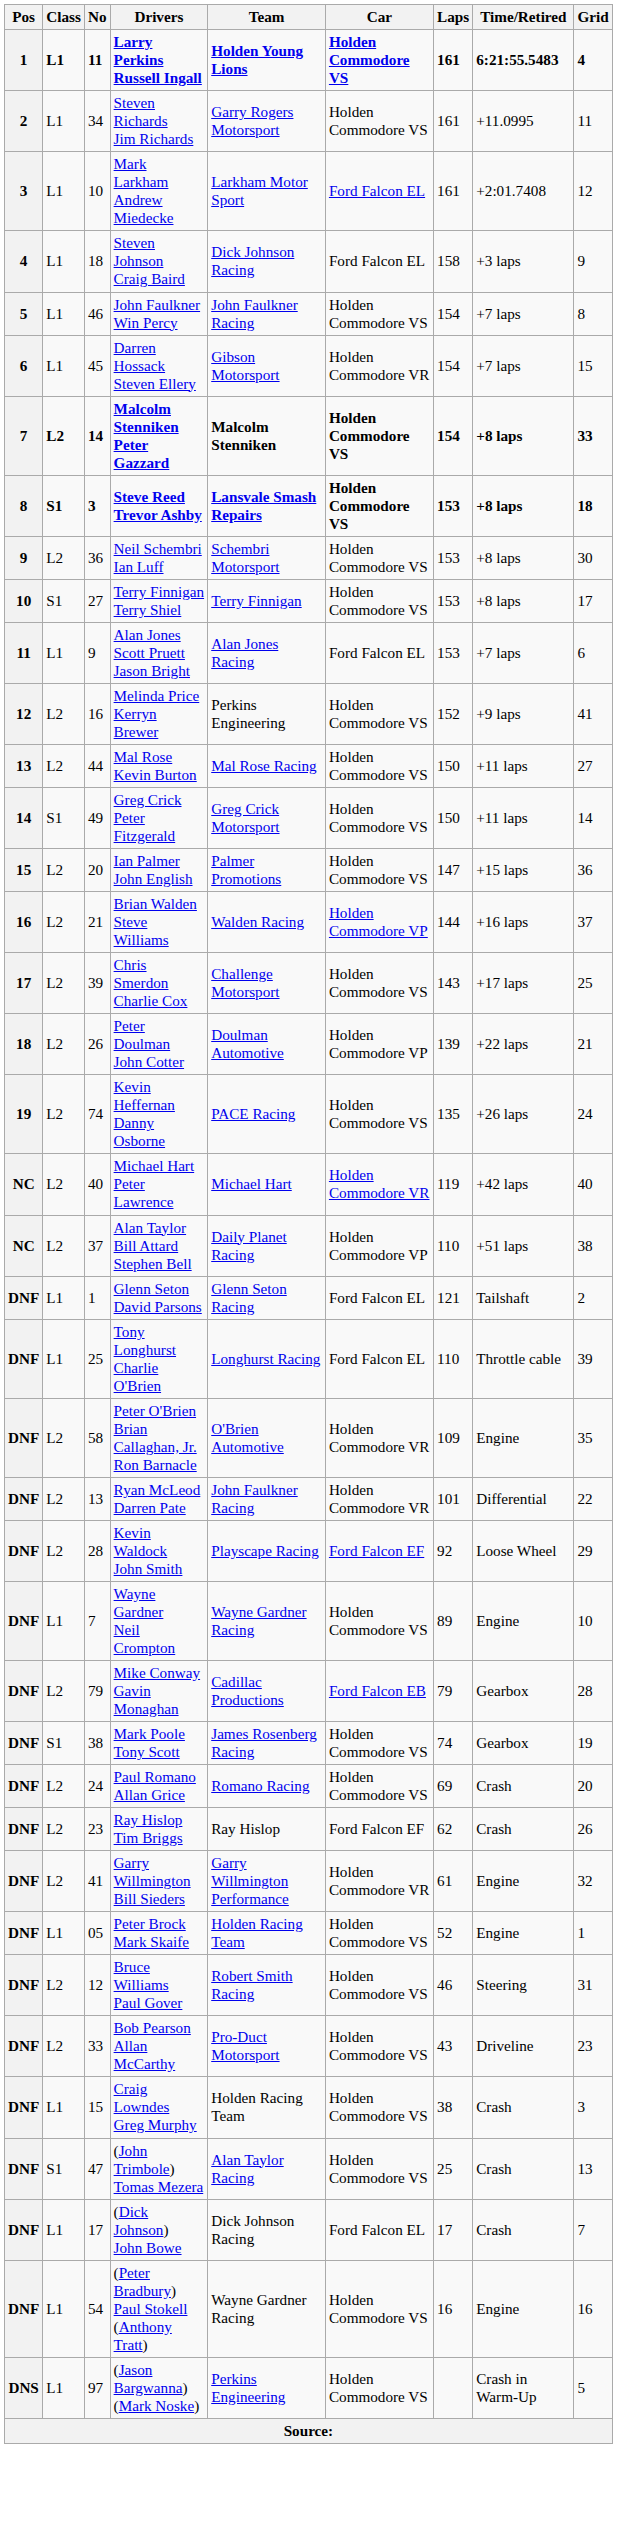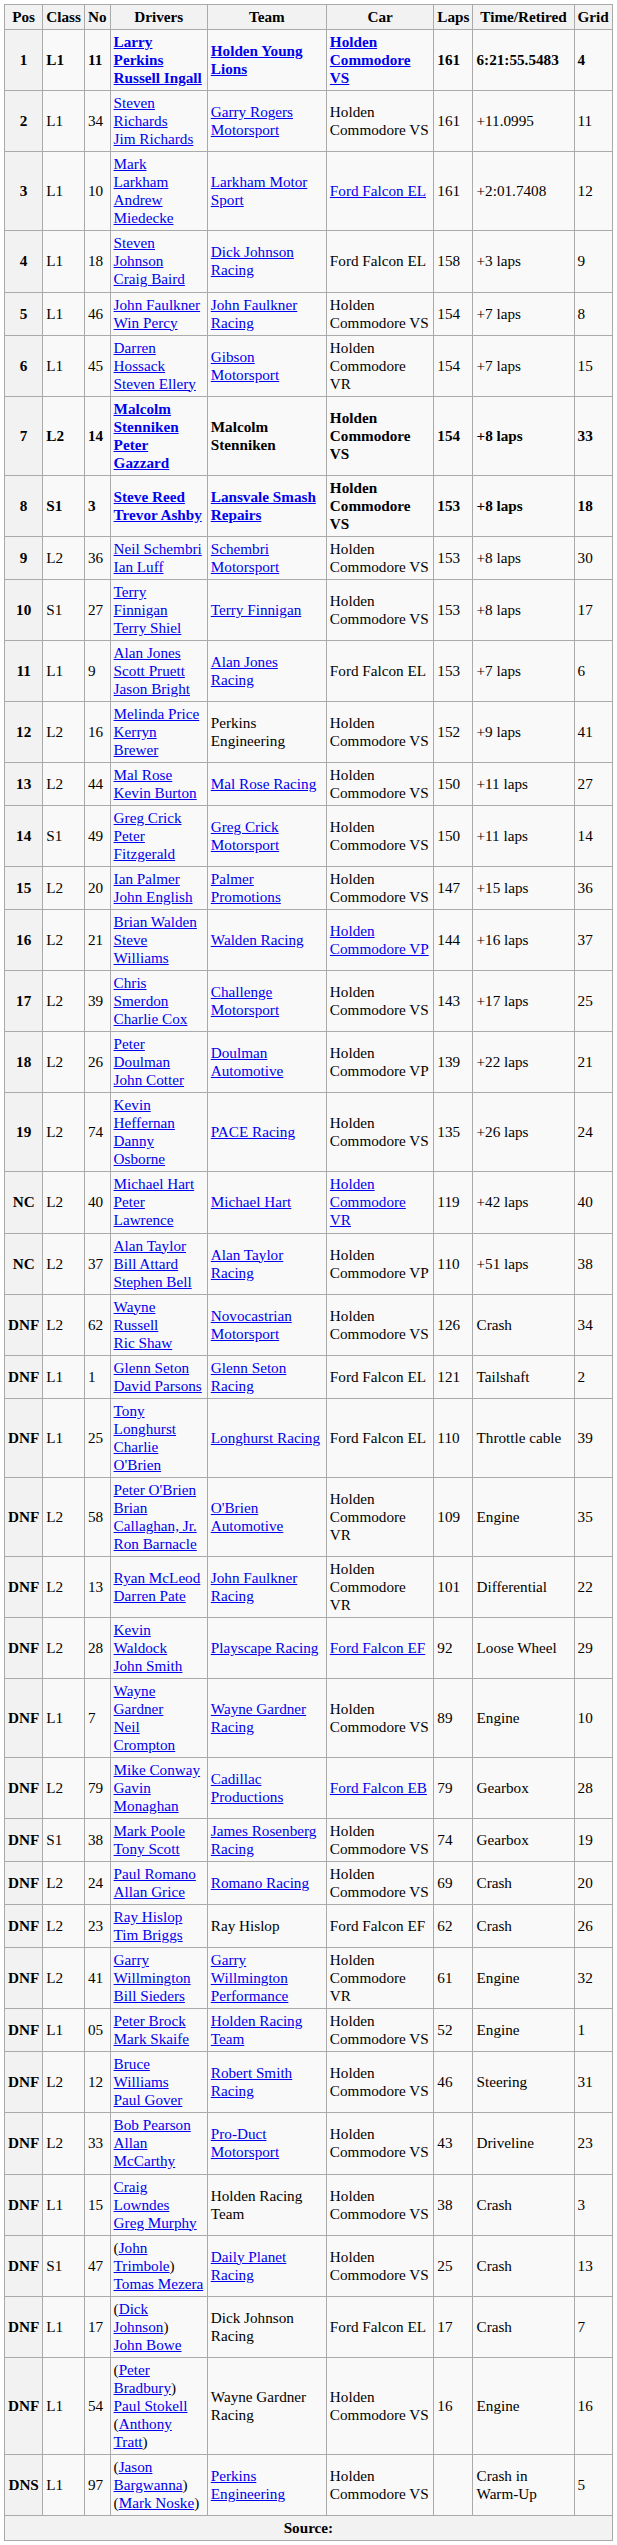(249, 1245) Daily Planet Racing -> (247, 1263) Alan Taylor Racing
+ row: (143, 1324)
(247, 2168) Alan Taylor Racing -> (249, 2265) Daily Planet Racing
